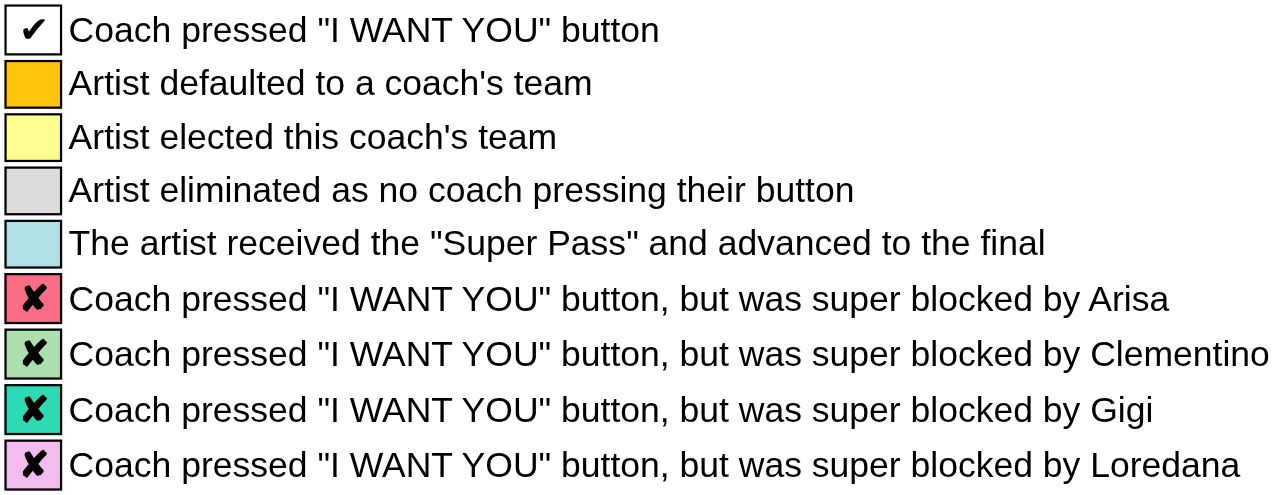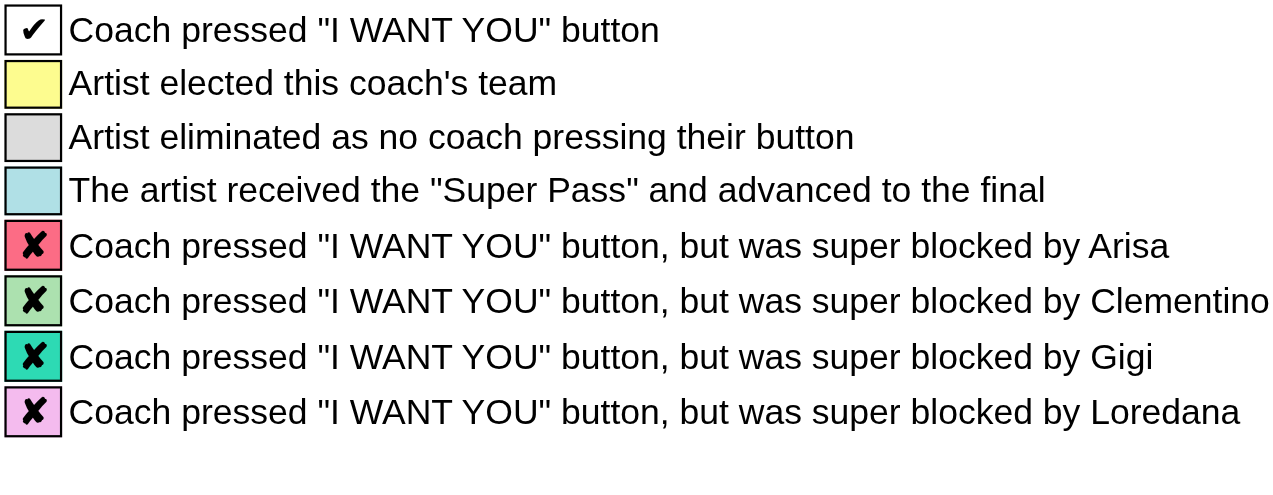- row: (331, 83)
